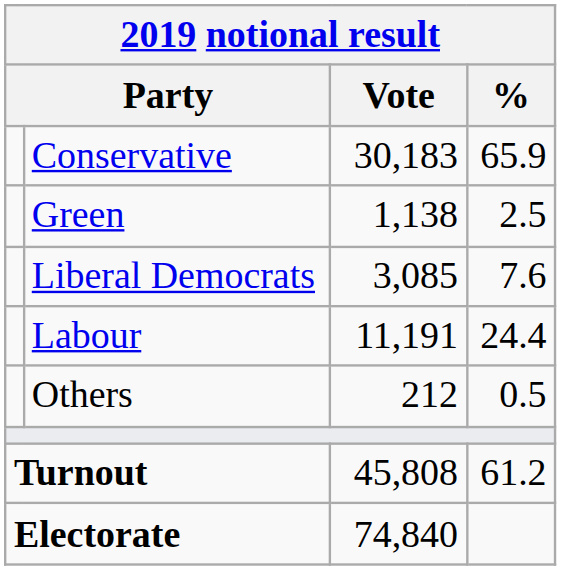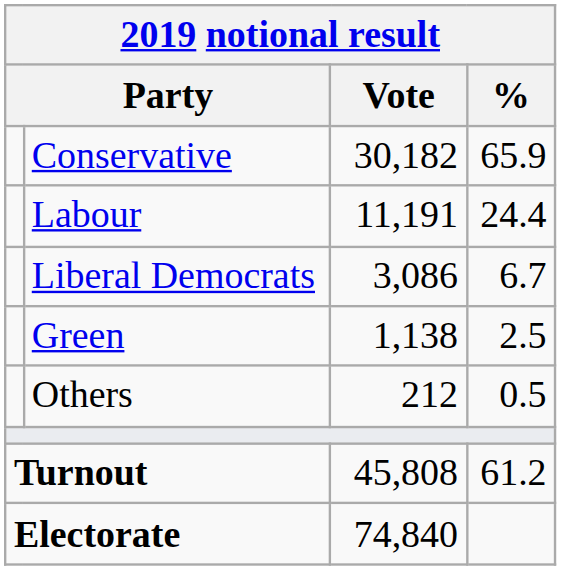(406, 154) 30,183 -> (406, 154) 30,182
rows swapped: (87, 335) <-> (78, 214)
(415, 275) 3,085 -> (415, 275) 3,086
(523, 275) 7.6 -> (523, 275) 6.7
